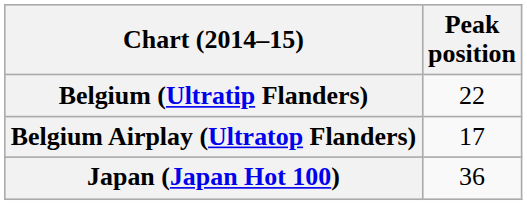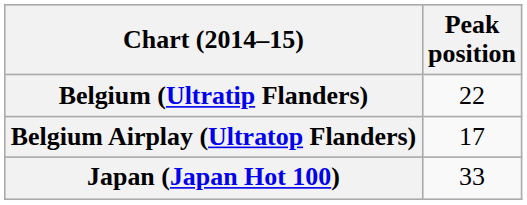(472, 177) 36 -> (472, 177) 33
